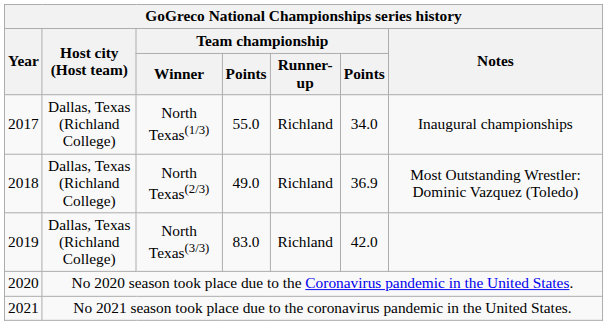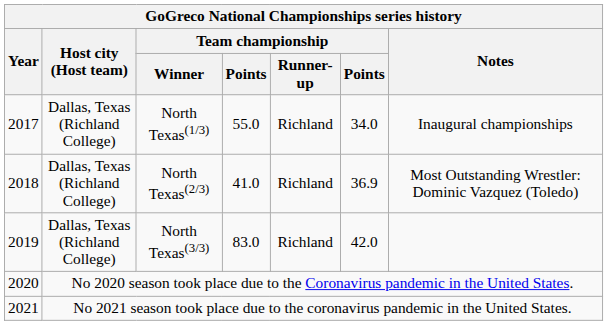(246, 183) 49.0 -> (246, 183) 41.0
